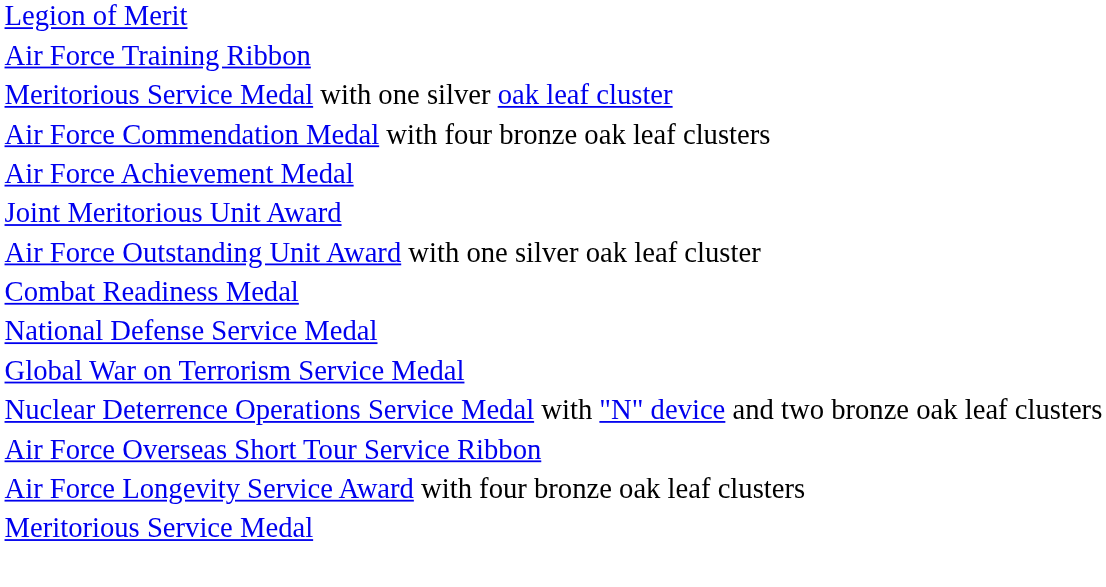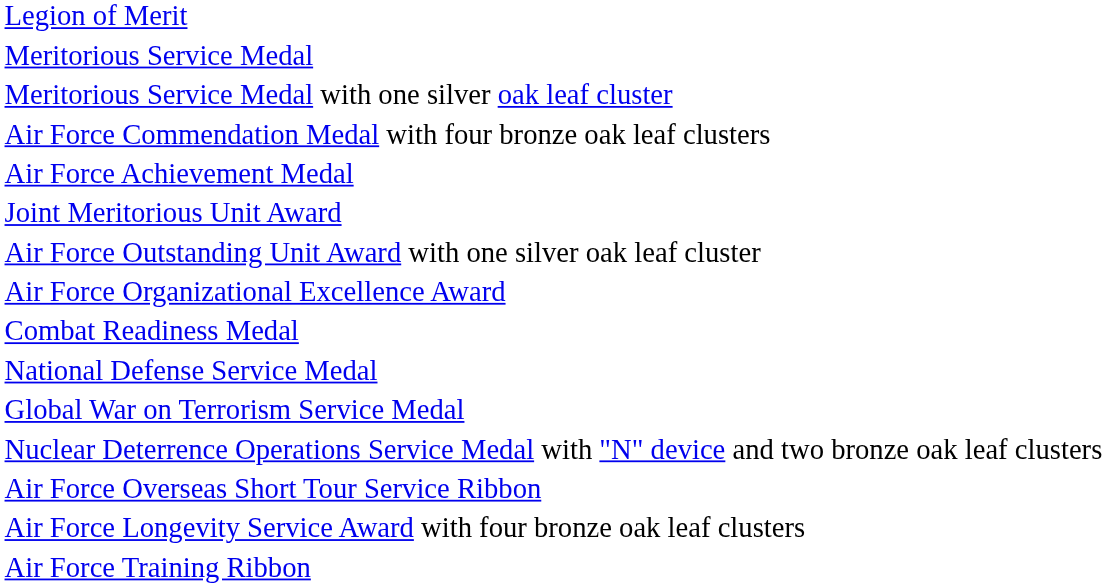rows swapped: (159, 528) <-> (158, 55)
+ row: (255, 291)
